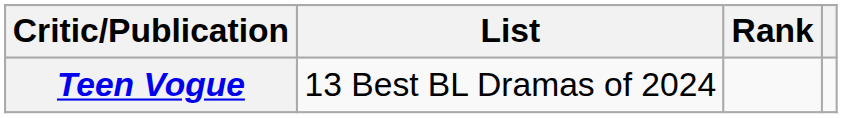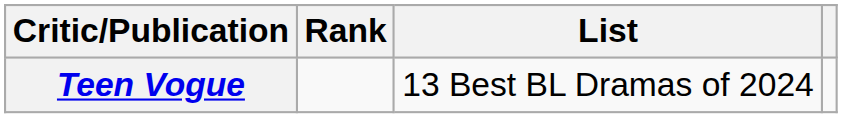columns swapped: (510, 31) <-> (773, 31)
